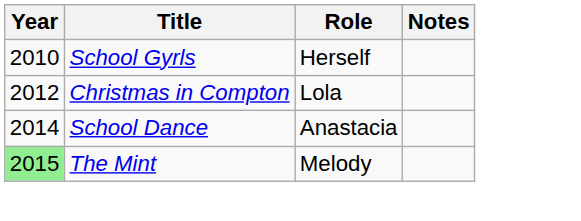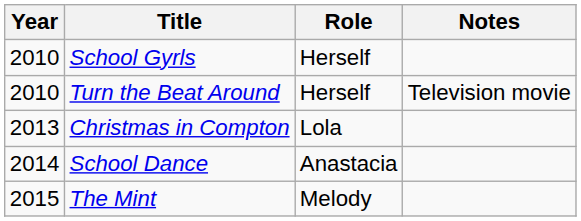+ row: (175, 92)
(35, 92) 2012 -> (35, 127) 2013
(35, 163) lightgreen background -> (35, 198) no background
